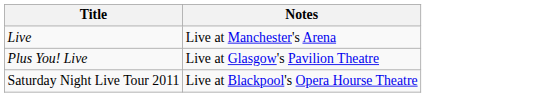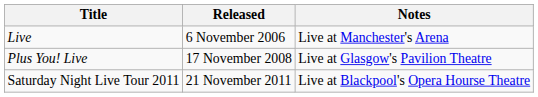+ column: (239, 15)
